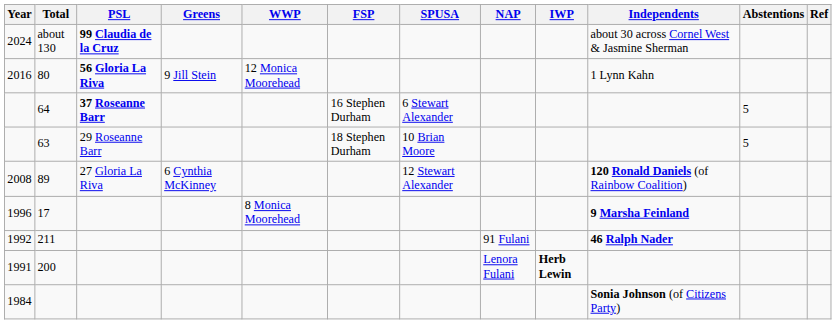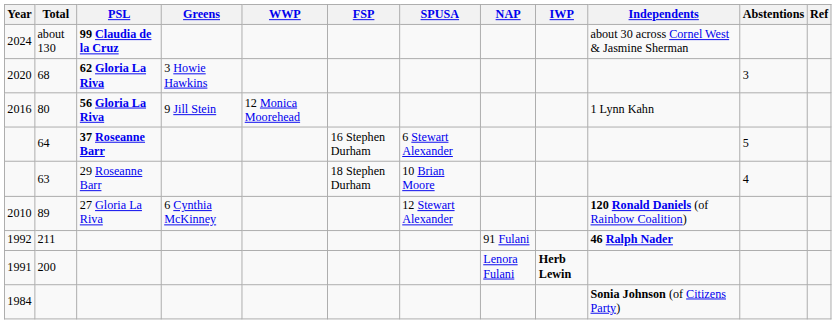+ row: (44, 75)
(746, 144) 5 -> (746, 178) 4
(20, 178) 2008 -> (20, 212) 2010
- row: (44, 212)
